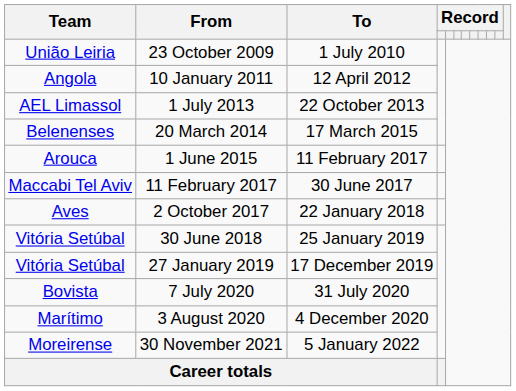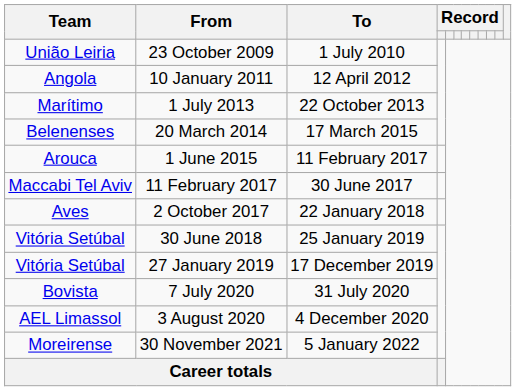(70, 105) AEL Limassol -> (70, 105) Marítimo
(70, 318) Marítimo -> (70, 318) AEL Limassol
